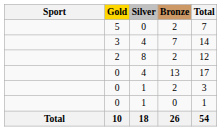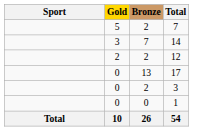- column: (144, 12)
